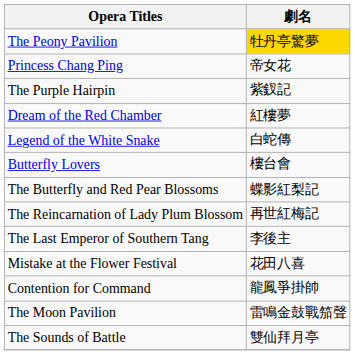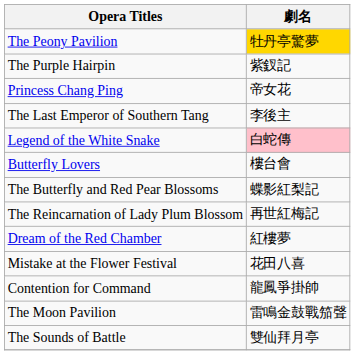rows swapped: (65, 66) <-> (61, 90)
rows swapped: (85, 115) <-> (108, 239)
(270, 139) no background -> (270, 139) pink background
